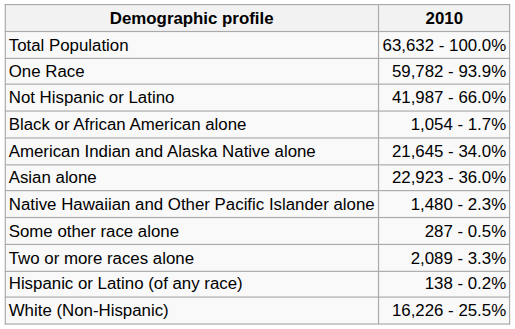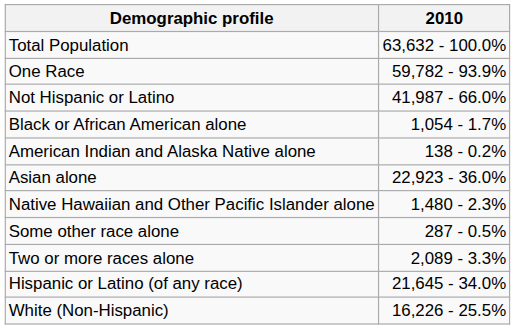(449, 151) 21,645 - 34.0% -> (465, 151) 138 - 0.2%
(465, 284) 138 - 0.2% -> (449, 284) 21,645 - 34.0%
